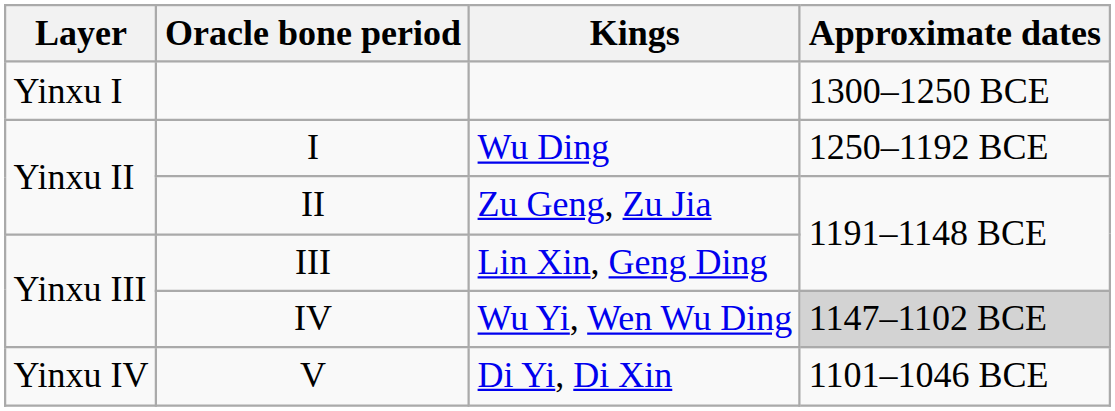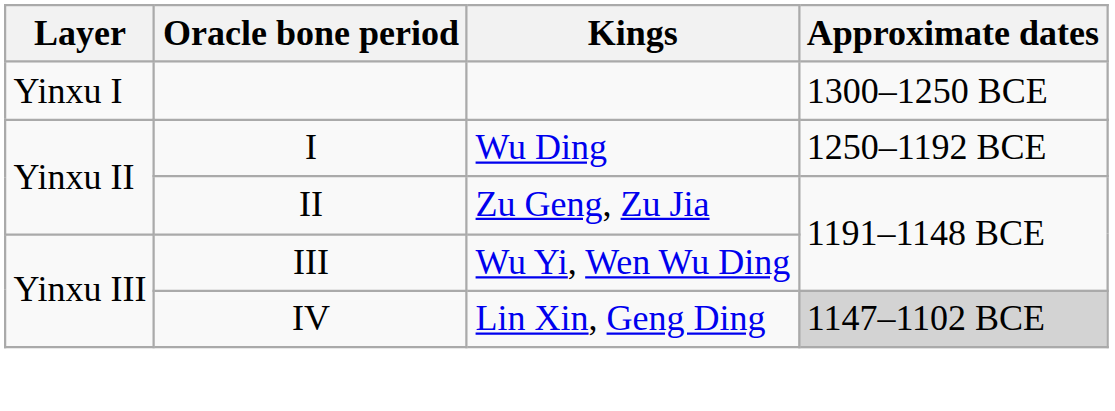(623, 261) Lin Xin, Geng Ding -> (633, 261) Wu Yi, Wen Wu Ding
(635, 318) Wu Yi, Wen Wu Ding -> (621, 318) Lin Xin, Geng Ding
- row: (81, 375)
